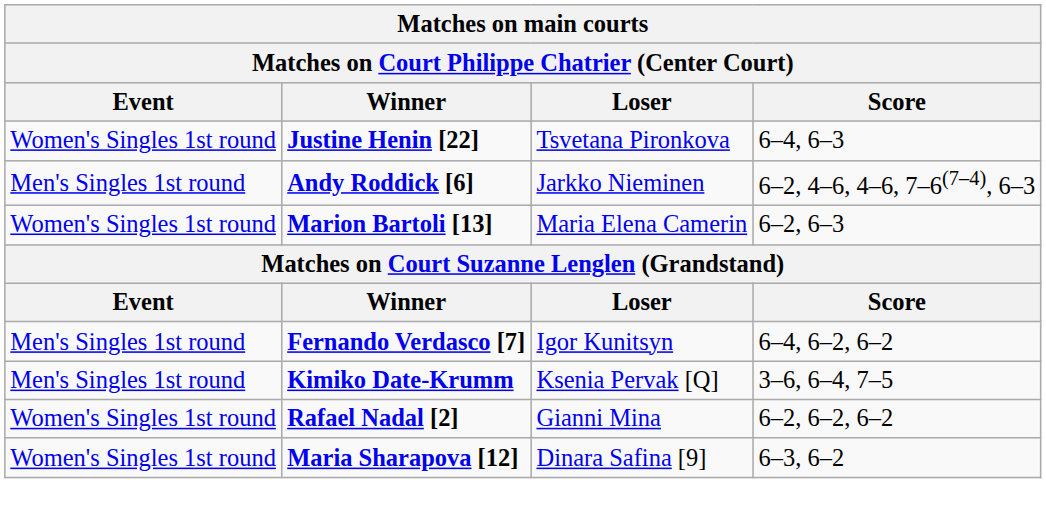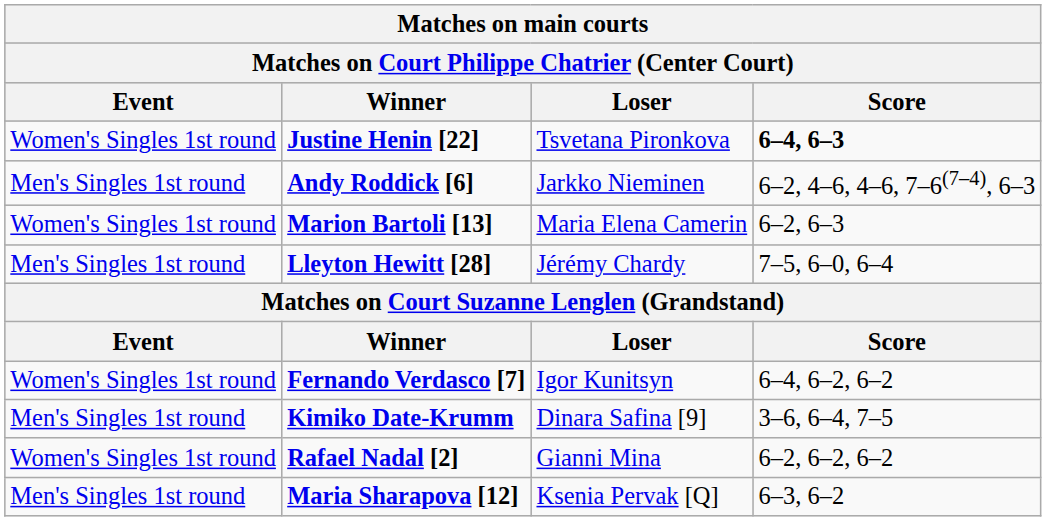(801, 140) normal -> (801, 140) bold
+ row: (389, 263)
(128, 341) Men's Singles 1st round -> (143, 379) Women's Singles 1st round
(628, 379) Ksenia Pervak [Q] -> (621, 418) Dinara Safina [9]
(143, 457) Women's Singles 1st round -> (128, 496) Men's Singles 1st round
(621, 457) Dinara Safina [9] -> (628, 496) Ksenia Pervak [Q]
